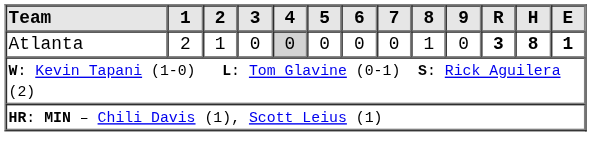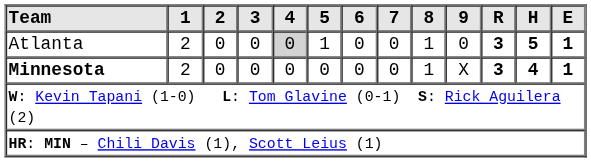(220, 44) 1 -> (220, 44) 0
(325, 44) 0 -> (325, 44) 1
(533, 44) 8 -> (533, 44) 5
+ row: (57, 70)
